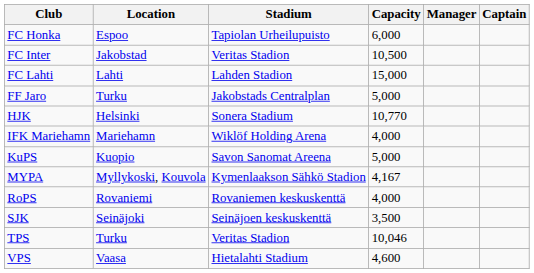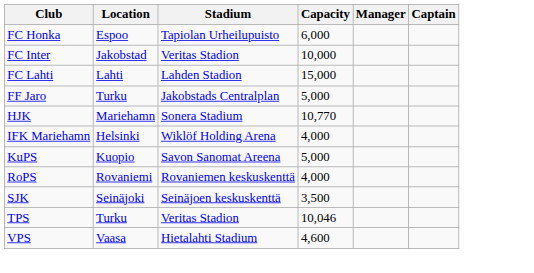(389, 55) 10,500 -> (318, 55) 10,000
(118, 116) Helsinki -> (126, 116) Mariehamn
(126, 136) Mariehamn -> (118, 136) Helsinki
- row: (25, 177)
